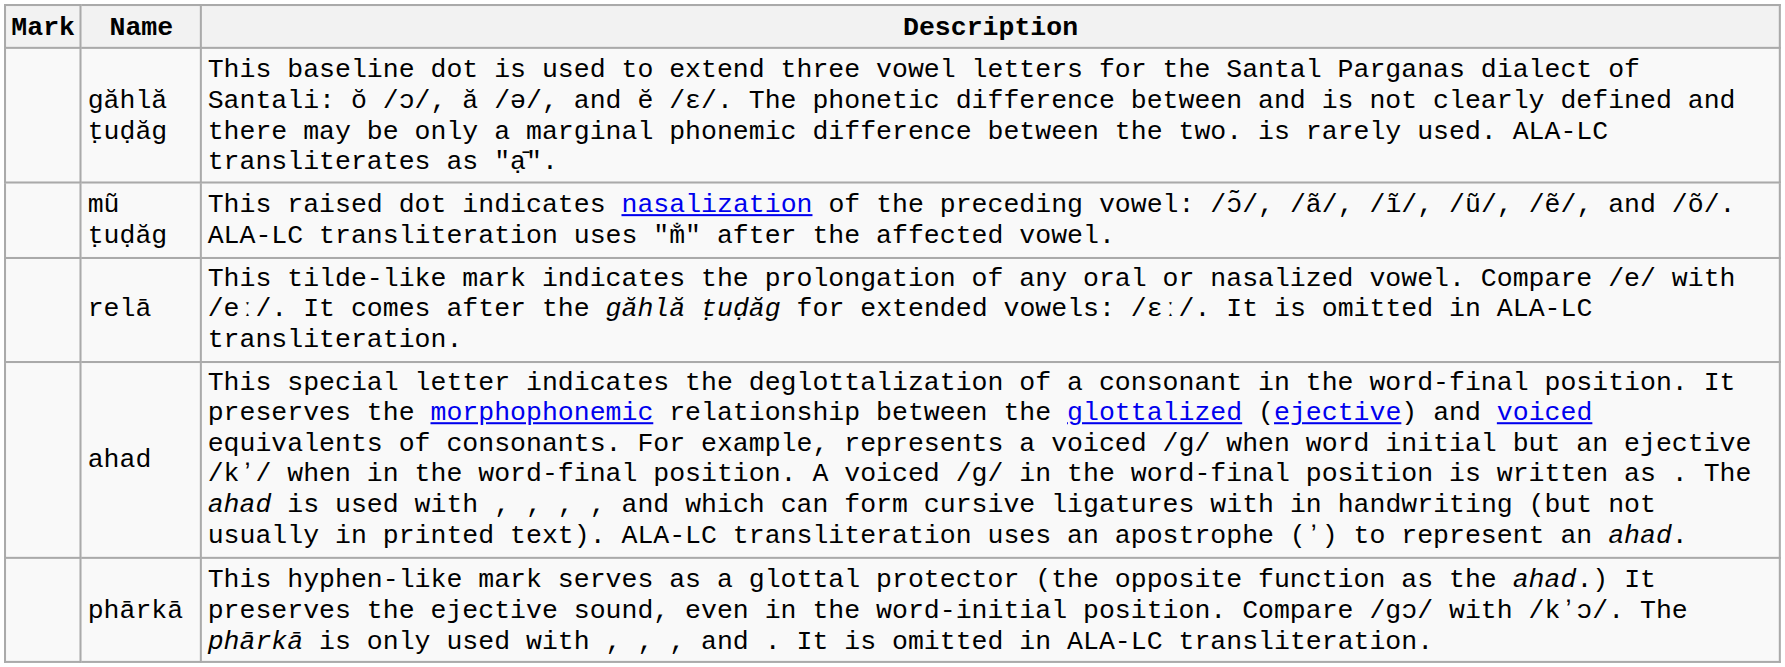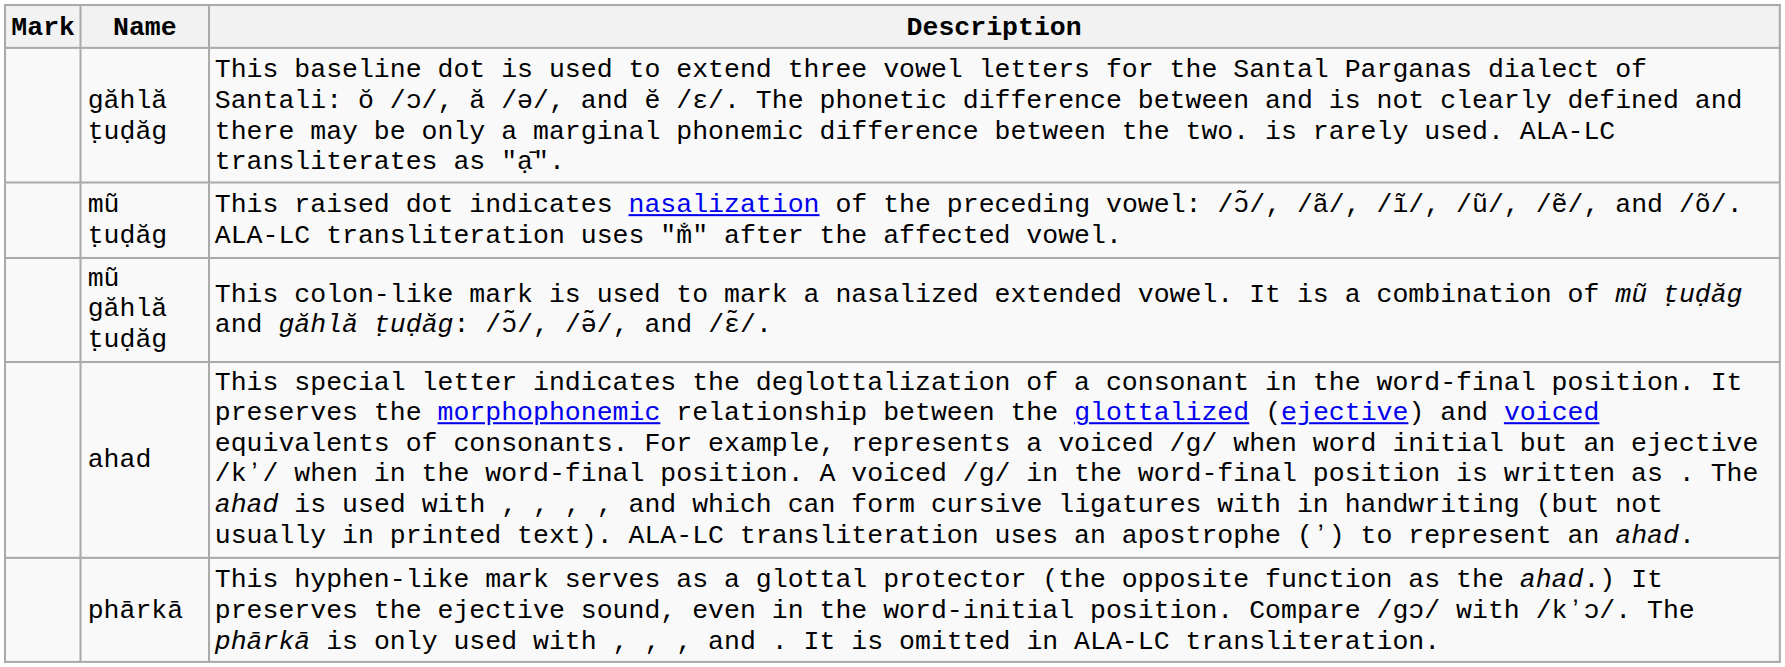+ row: (127, 309)
- row: (119, 309)
